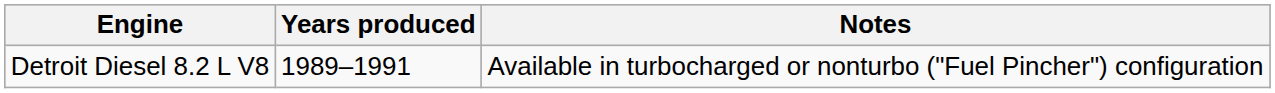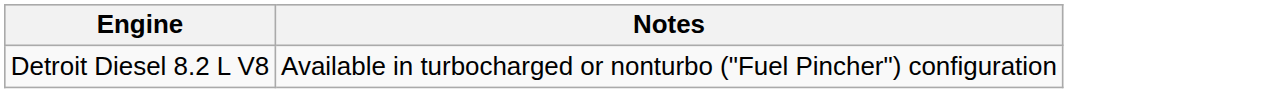- column: (378, 25)
